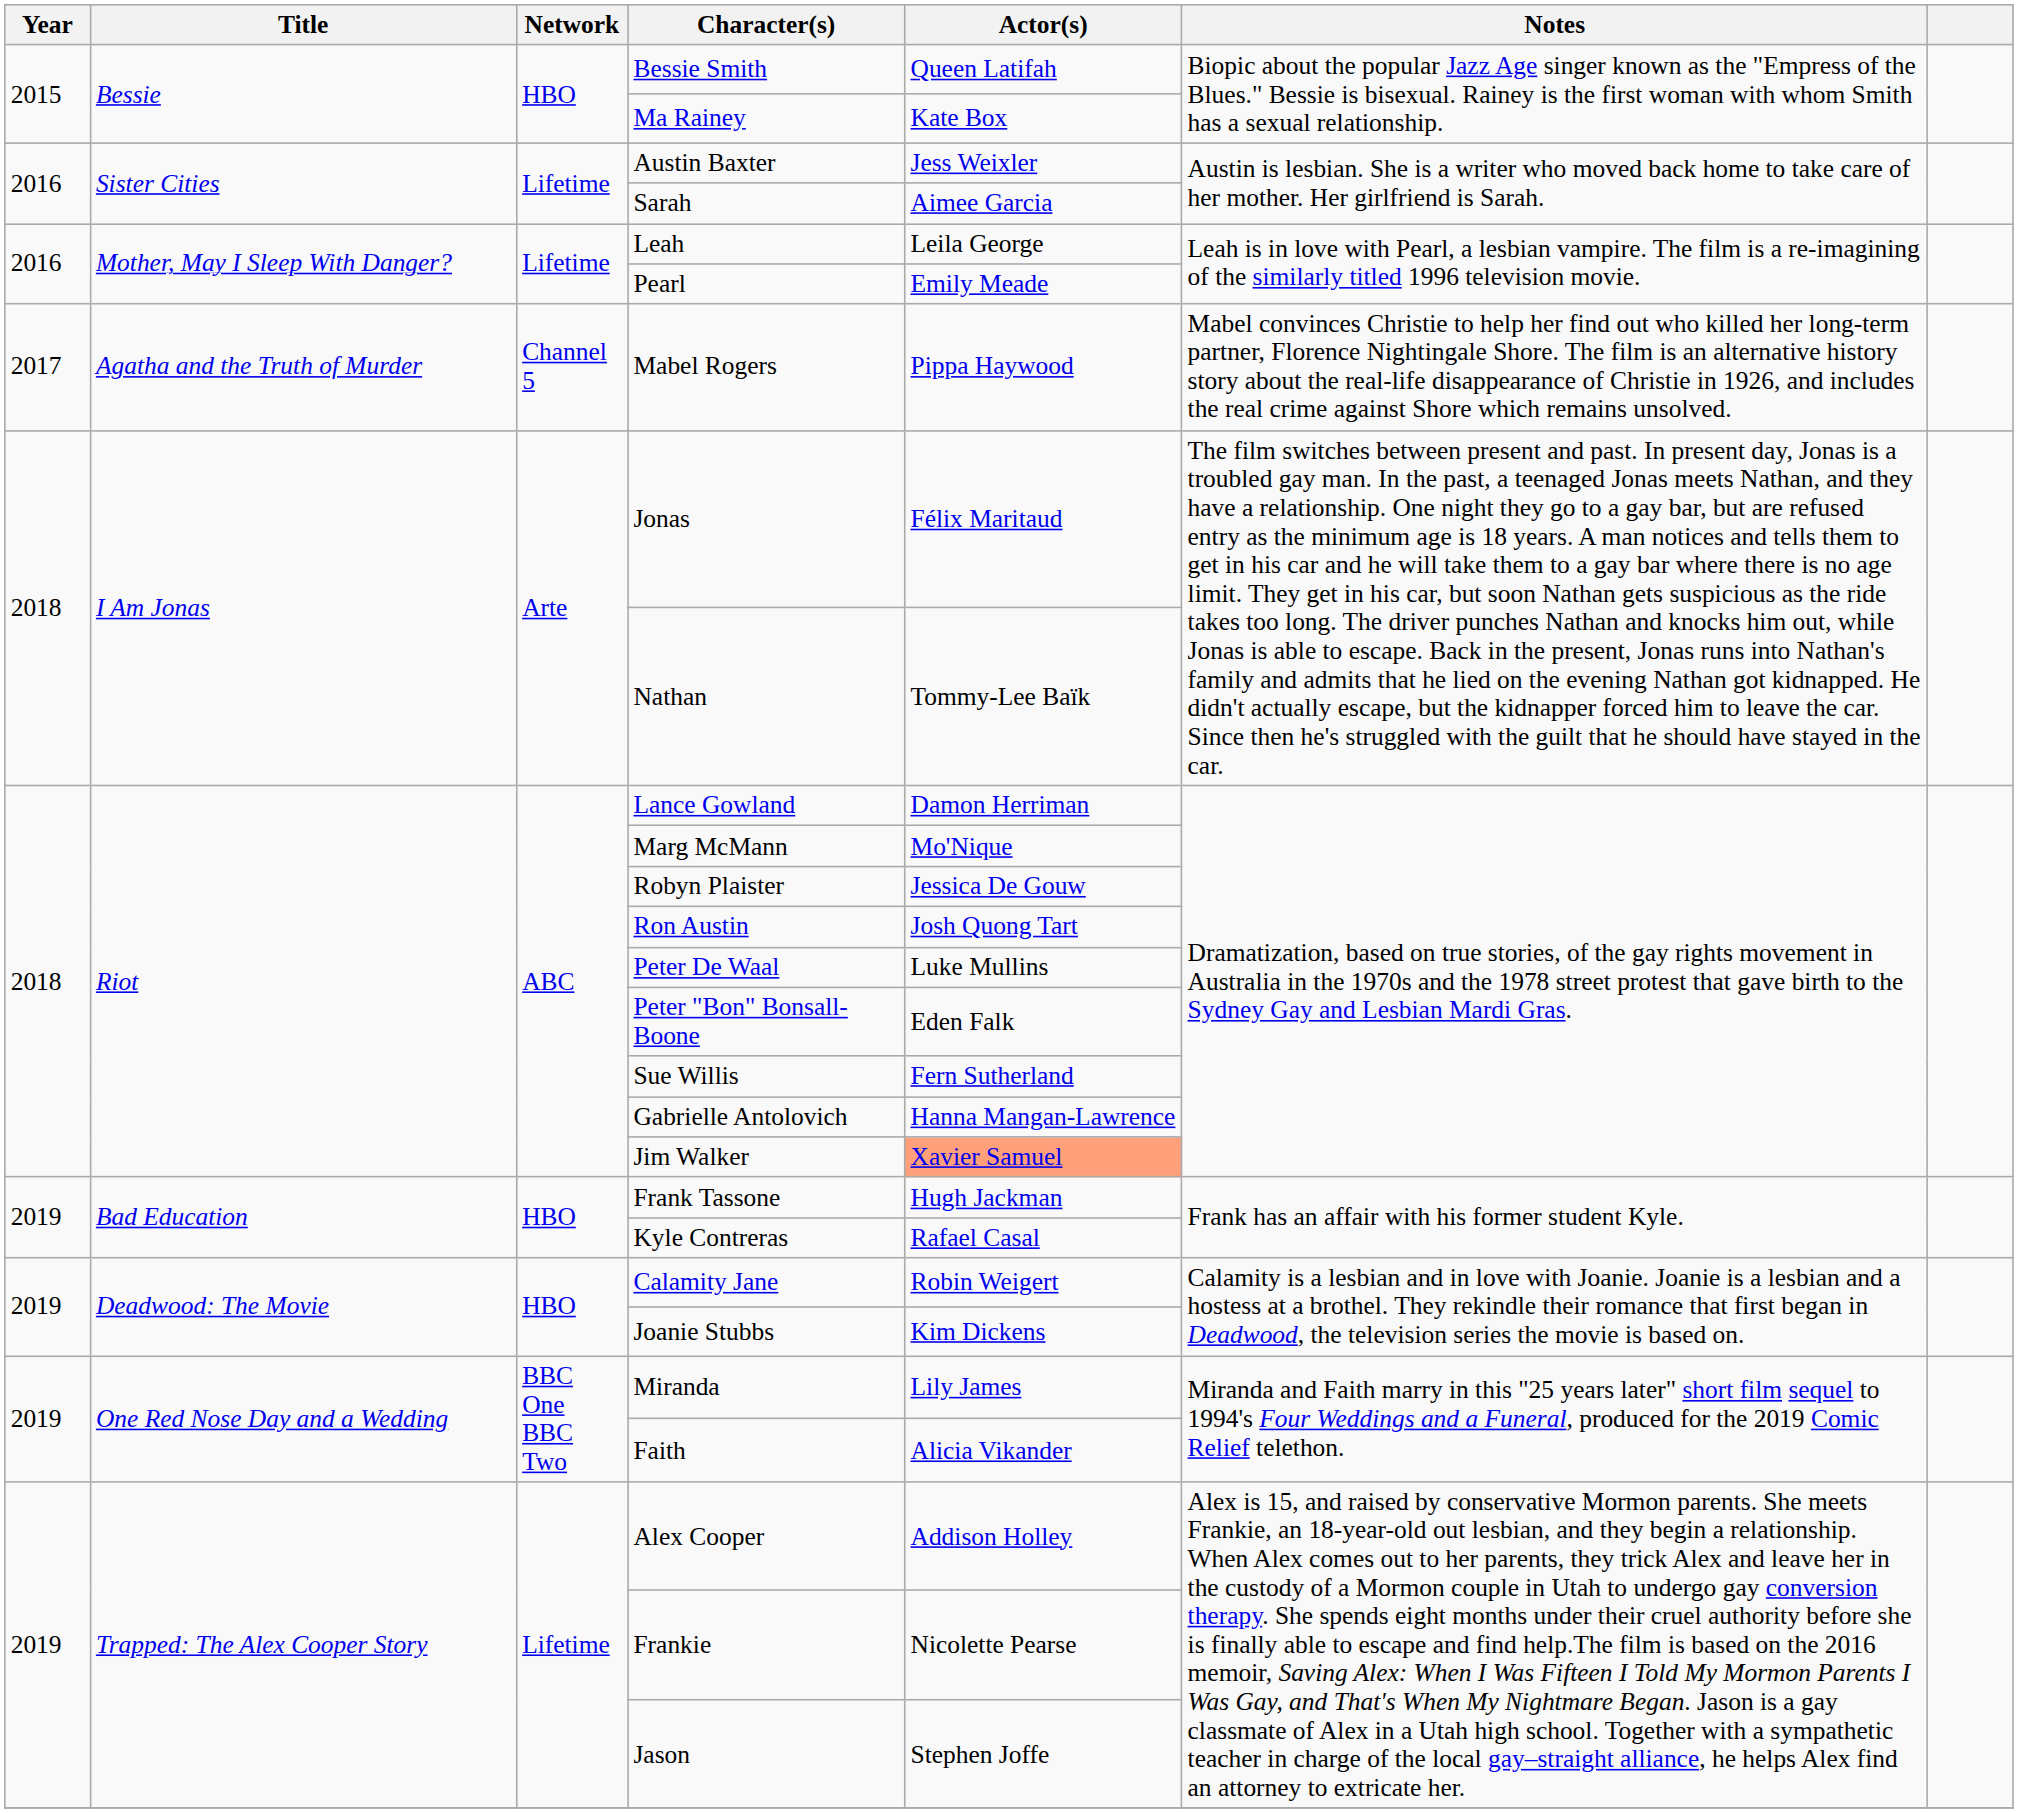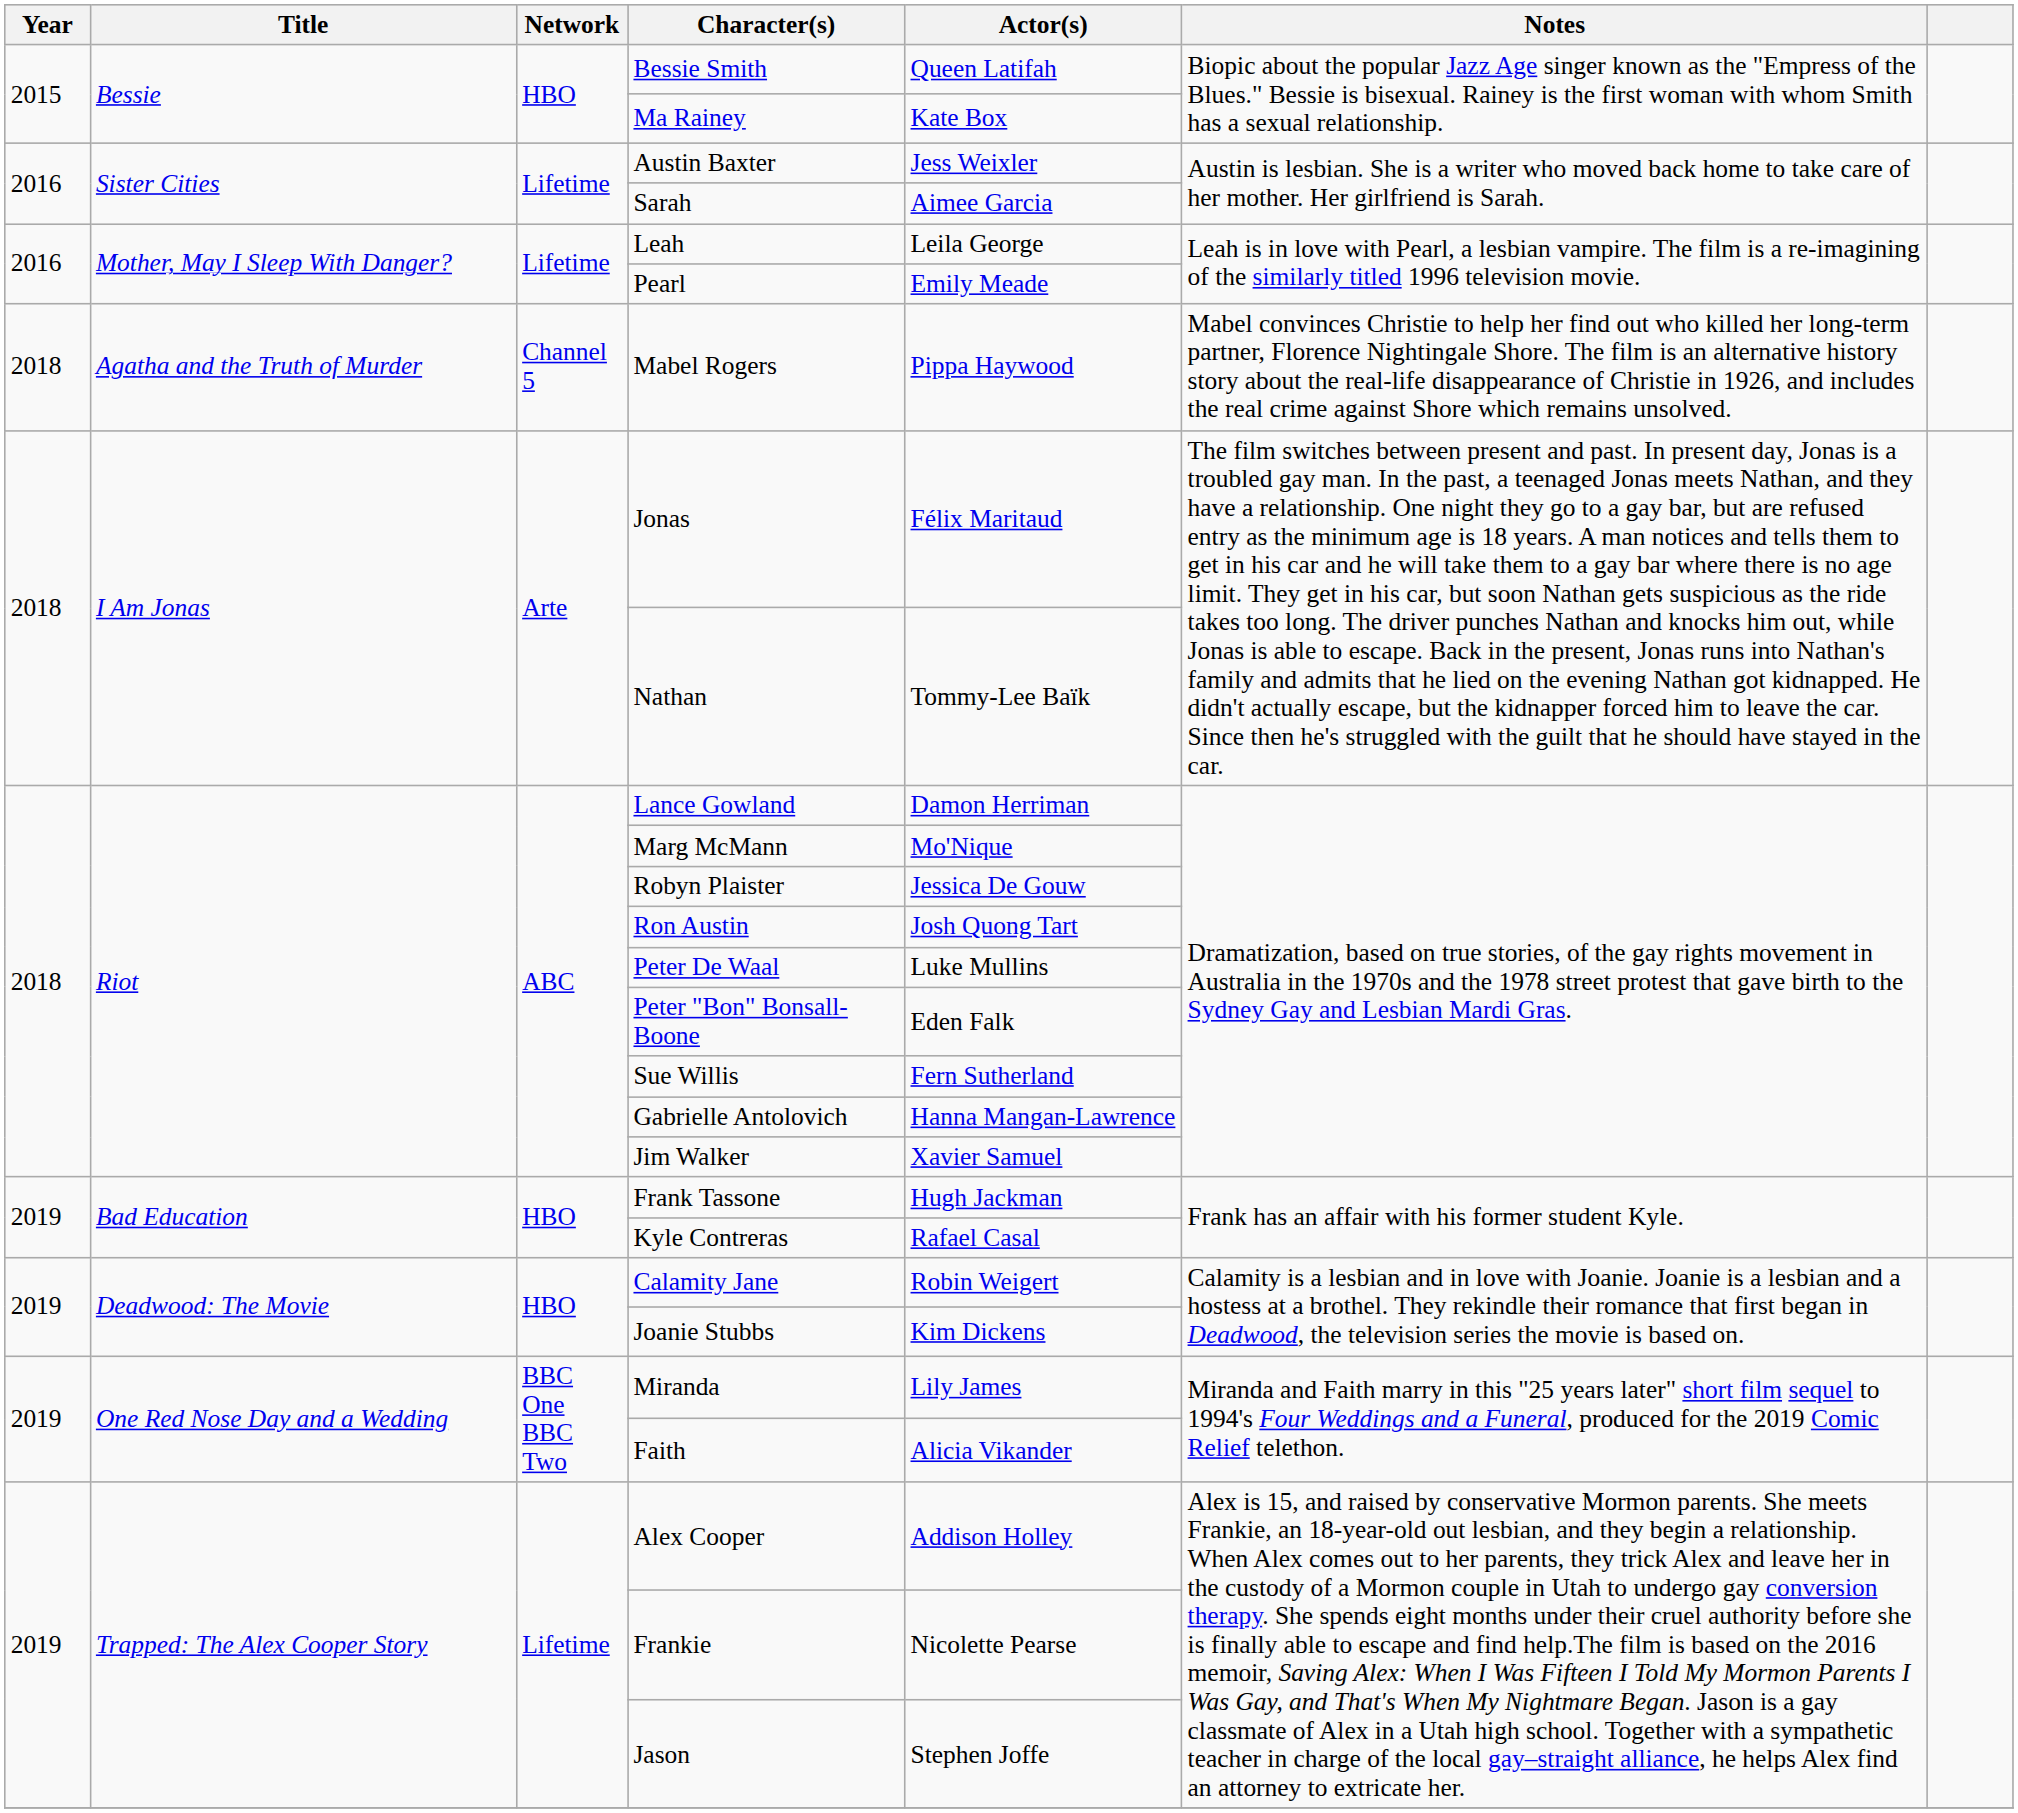(36, 366) 2017 -> (36, 366) 2018
(986, 1156) lightsalmon background -> (986, 1156) no background
